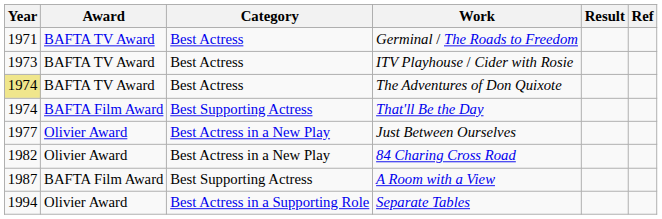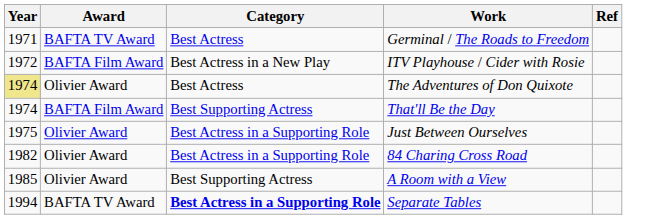- column: (605, 16)
(23, 62) 1973 -> (23, 62) 1972
(99, 62) BAFTA TV Award -> (104, 62) BAFTA Film Award
(207, 62) Best Actress -> (250, 62) Best Actress in a New Play
(99, 86) BAFTA TV Award -> (86, 86) Olivier Award
(23, 132) 1977 -> (23, 132) 1975
(250, 132) Best Actress in a New Play -> (270, 132) Best Actress in a Supporting Role
(250, 156) Best Actress in a New Play -> (270, 156) Best Actress in a Supporting Role
(23, 179) 1987 -> (23, 179) 1985
(104, 179) BAFTA Film Award -> (86, 179) Olivier Award
(86, 202) Olivier Award -> (99, 202) BAFTA TV Award
(270, 202) normal -> (275, 202) bold
